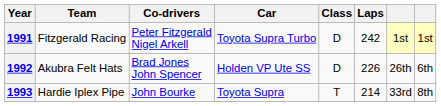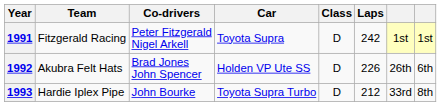(267, 38) Toyota Supra Turbo -> (251, 38) Toyota Supra
(251, 93) Toyota Supra -> (267, 93) Toyota Supra Turbo
(337, 93) T -> (337, 93) D
(371, 93) 214 -> (371, 93) 212
